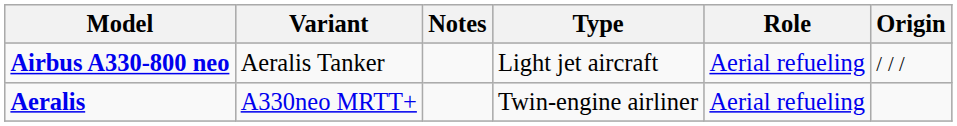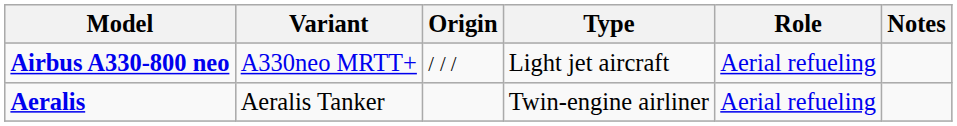columns swapped: (911, 23) <-> (457, 23)
(313, 62) Aeralis Tanker -> (329, 62) A330neo MRTT+
(329, 101) A330neo MRTT+ -> (313, 101) Aeralis Tanker
